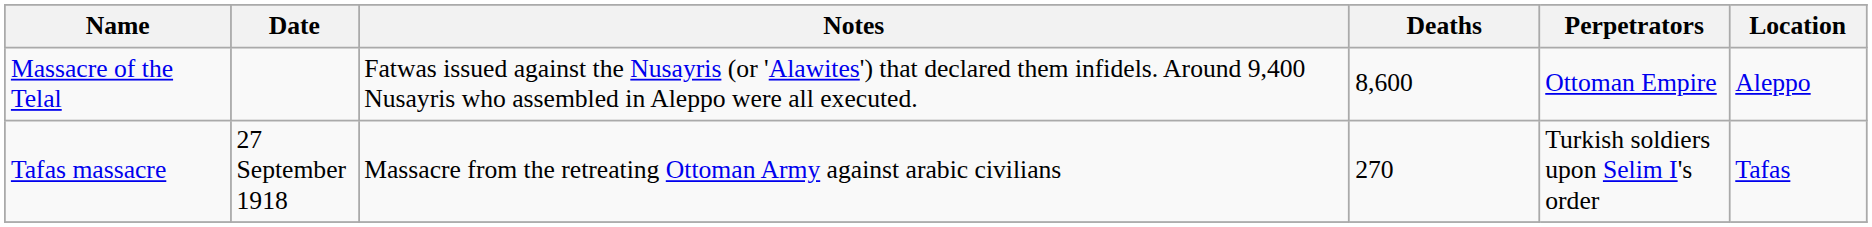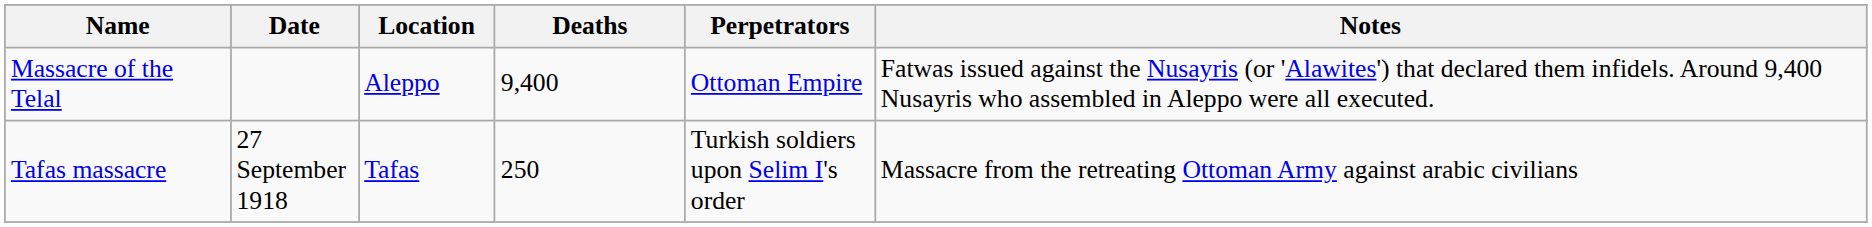columns swapped: (1798, 26) <-> (854, 26)
(1384, 83) 8,600 -> (530, 83) 9,400
(1374, 171) 270 -> (520, 171) 250
